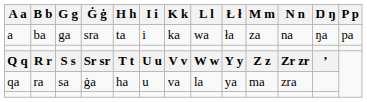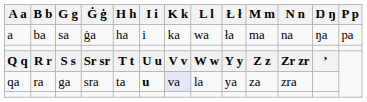(64, 34) ga -> (64, 34) sa
(91, 34) sra -> (90, 34) ġa
(121, 34) ta -> (122, 34) ha
(255, 34) za -> (257, 34) ma
(64, 81) sa -> (64, 81) ga
(90, 81) ġa -> (91, 81) sra
(122, 81) ha -> (121, 81) ta
(145, 81) normal -> (146, 81) bold
(174, 81) no background -> (174, 81) lavender background
(257, 81) ma -> (255, 81) za
